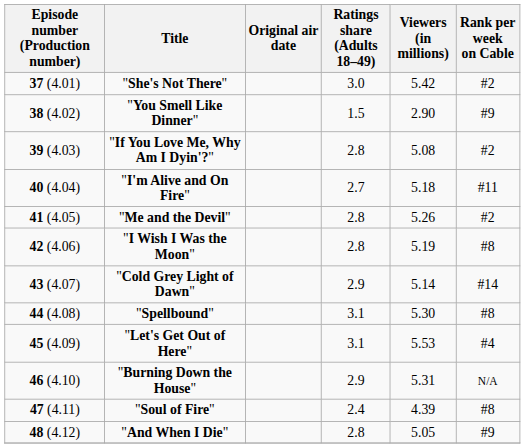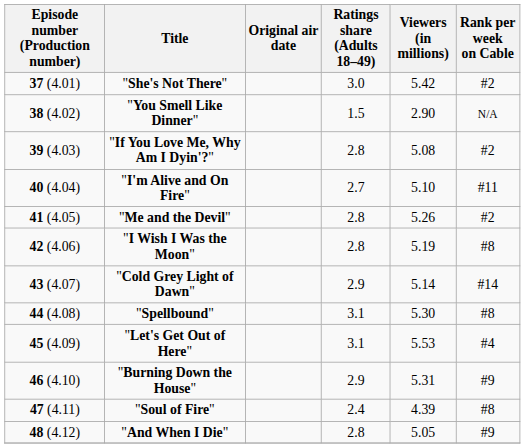(488, 113) #9 -> (488, 113) N/A
(423, 187) 5.18 -> (423, 187) 5.10
(488, 380) N/A -> (488, 380) #9
